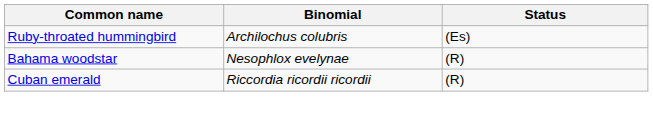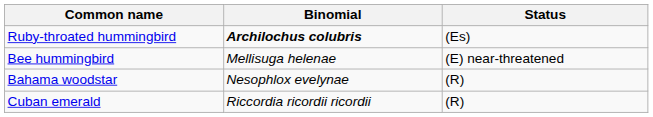(287, 36) normal -> (294, 36) bold
+ row: (61, 58)
